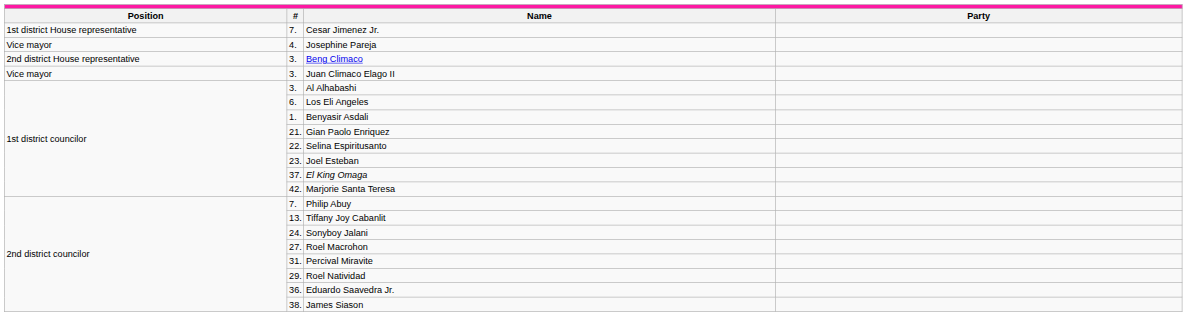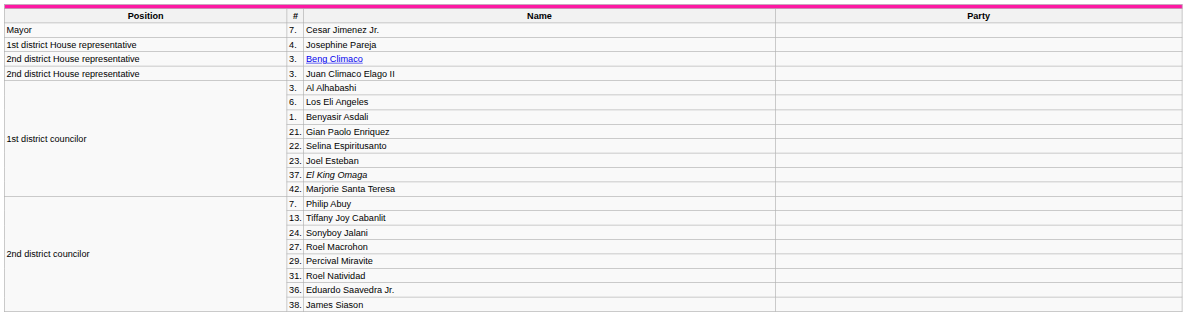(72, 30) 1st district House representative -> (19, 30) Mayor
(29, 45) Vice mayor -> (72, 45) 1st district House representative
(29, 74) Vice mayor -> (73, 74) 2nd district House representative
(295, 261) 31. -> (295, 261) 29.
(295, 276) 29. -> (295, 276) 31.
